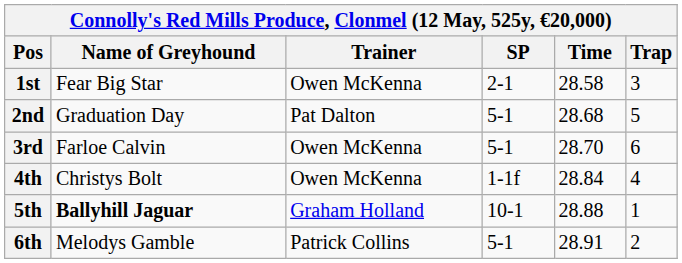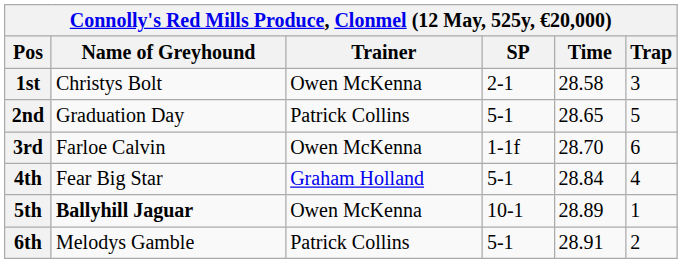(109, 83) Fear Big Star -> (109, 83) Christys Bolt
(333, 115) Pat Dalton -> (350, 115) Patrick Collins
(581, 115) 28.68 -> (581, 115) 28.65
(500, 147) 5-1 -> (504, 147) 1-1f
(109, 178) Christys Bolt -> (109, 178) Fear Big Star
(356, 178) Owen McKenna -> (357, 178) Graham Holland
(504, 178) 1-1f -> (500, 178) 5-1
(357, 210) Graham Holland -> (356, 210) Owen McKenna
(581, 210) 28.88 -> (581, 210) 28.89
